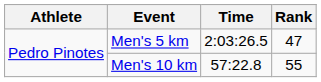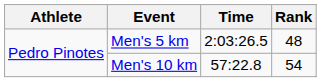(294, 41) 47 -> (294, 41) 48
(294, 65) 55 -> (294, 65) 54
